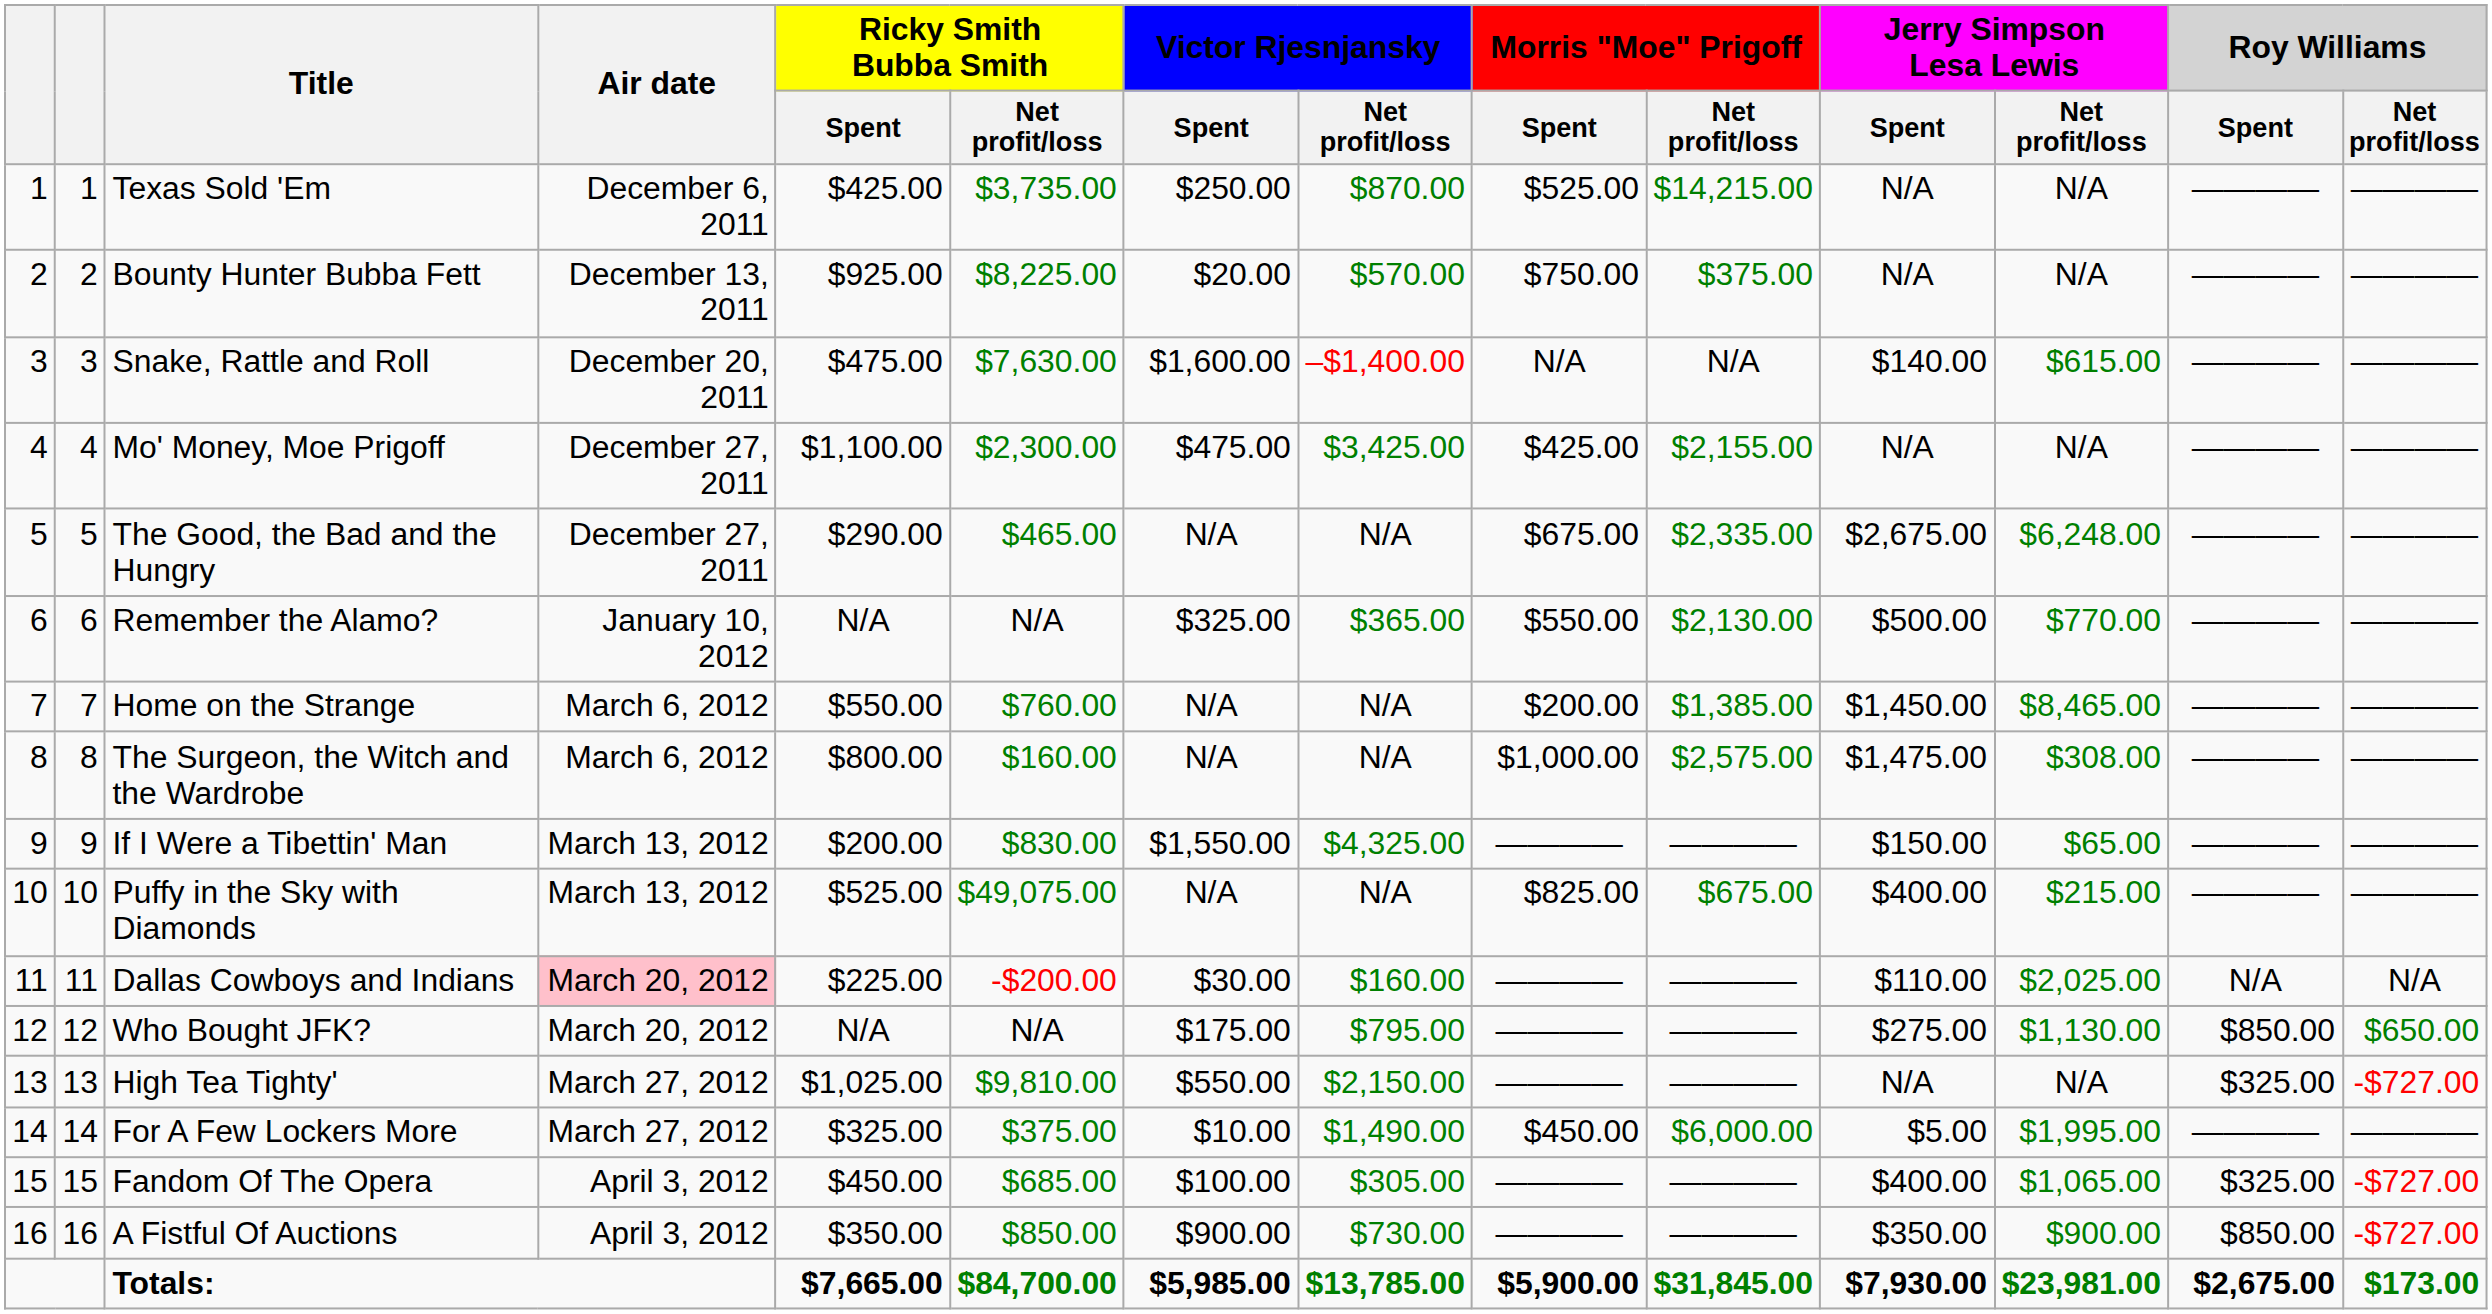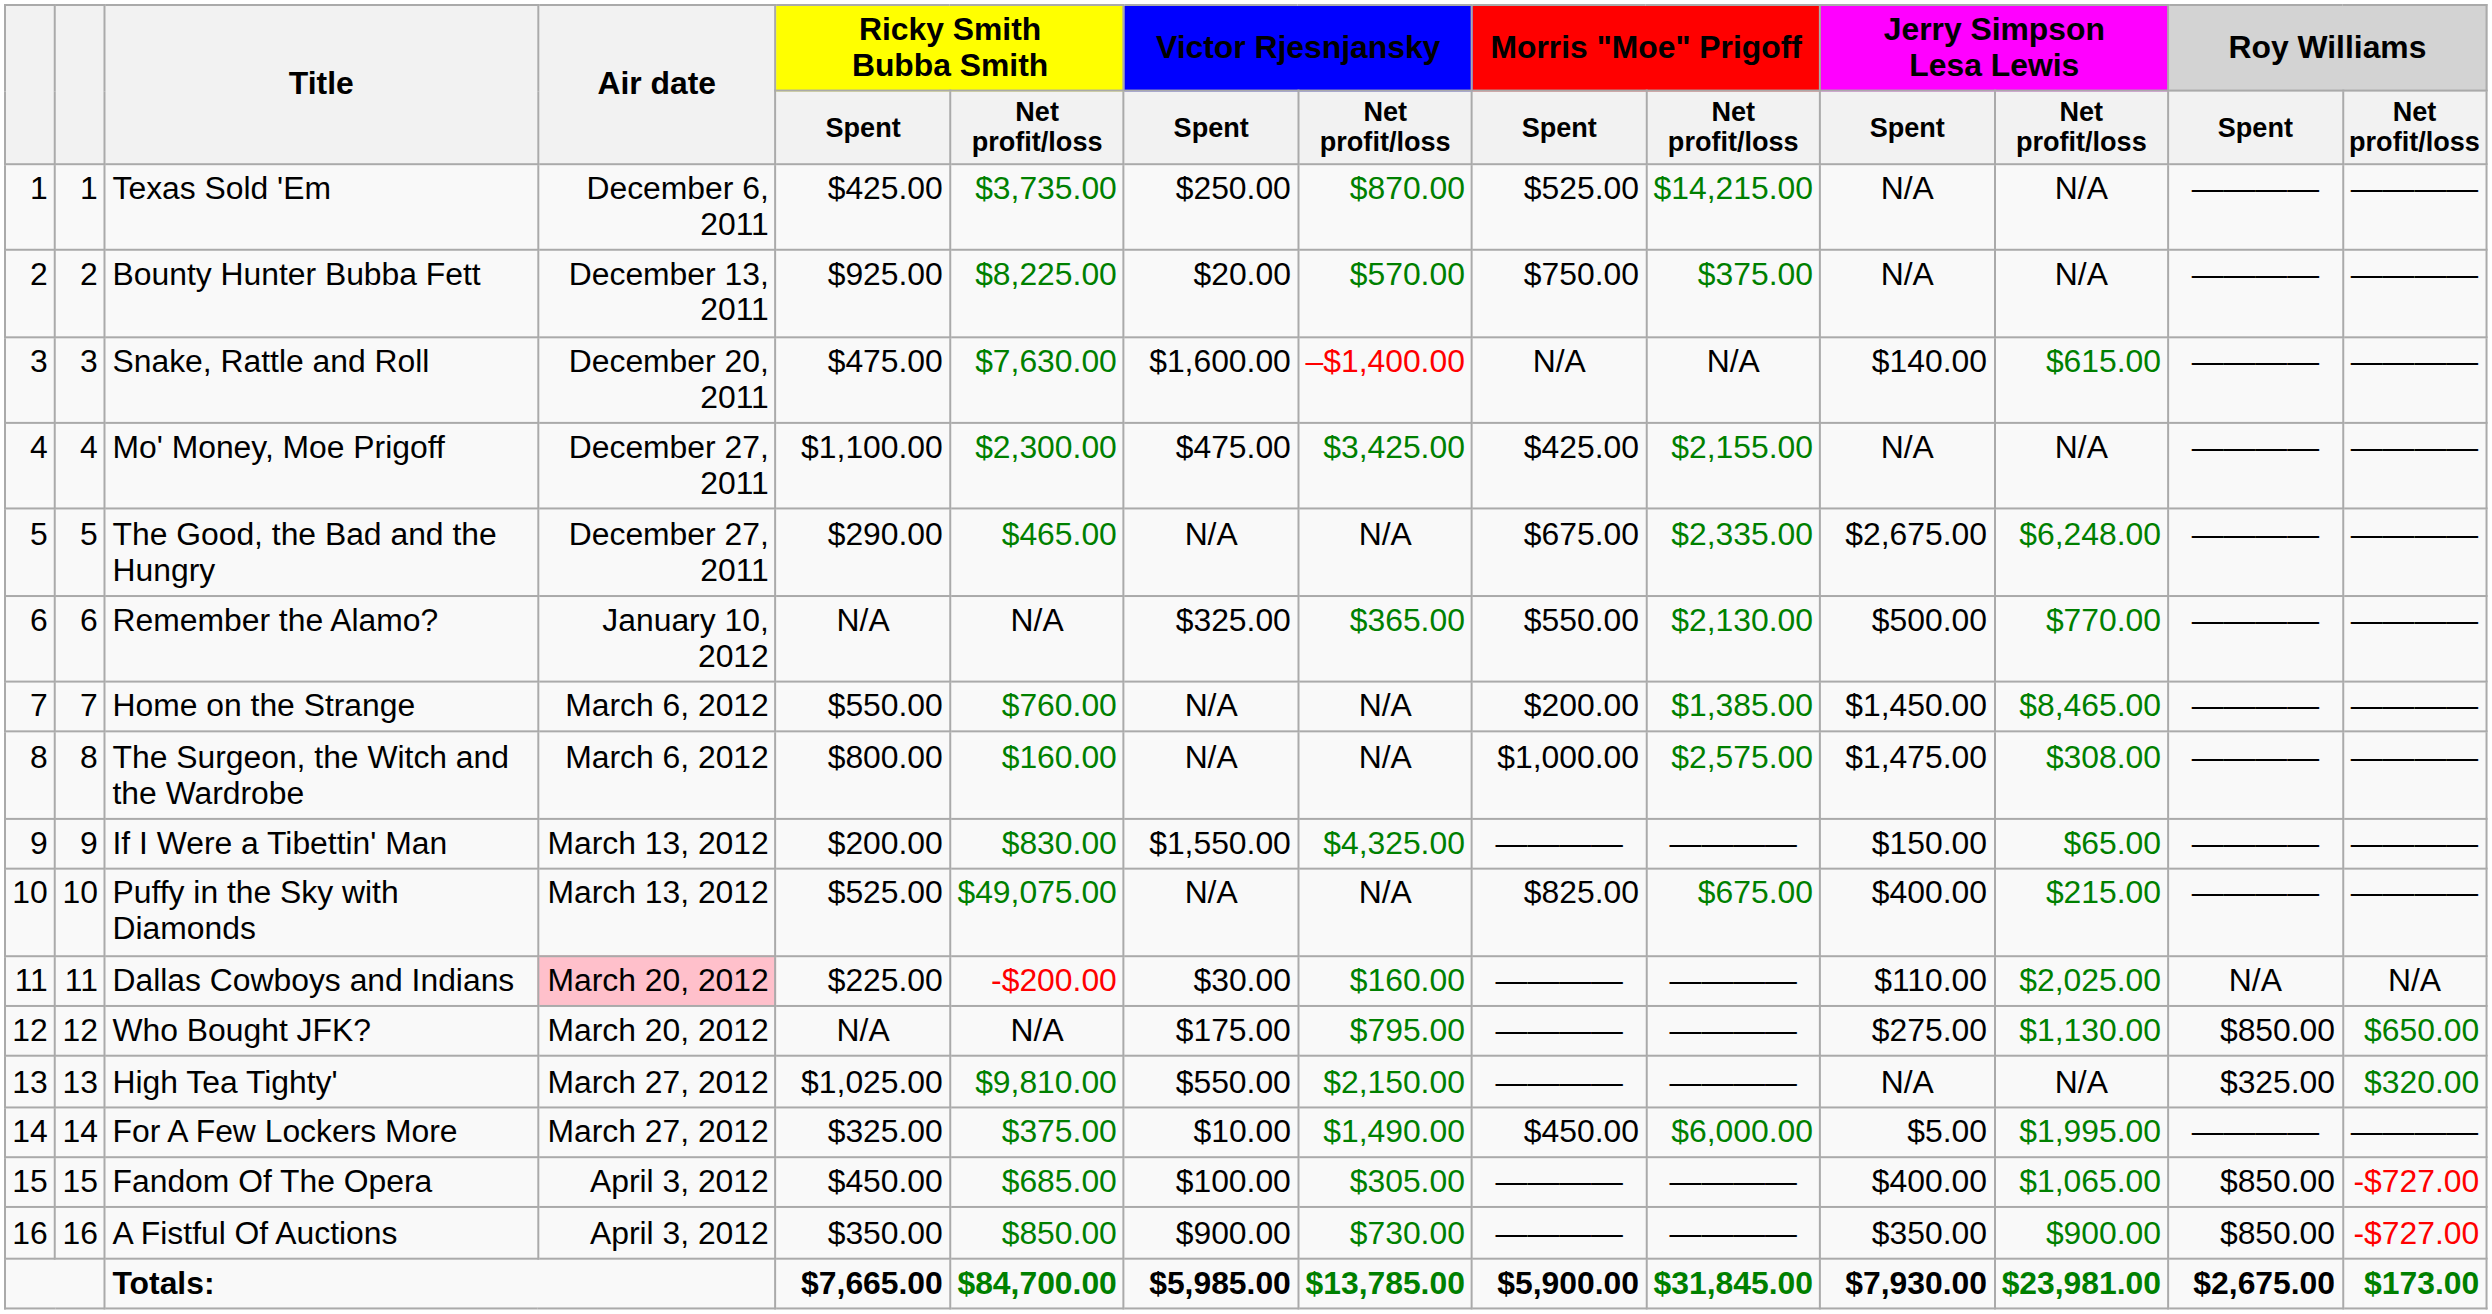(2416, 1081) -$727.00 -> (2422, 1081) $320.00
(2277, 1182) $325.00 -> (2277, 1182) $850.00
